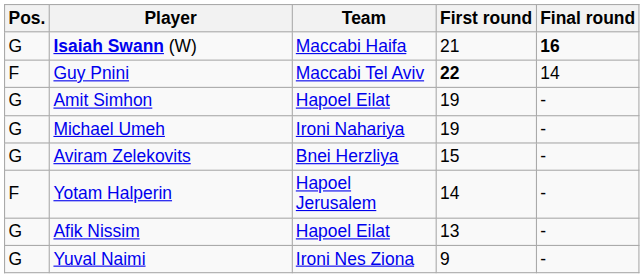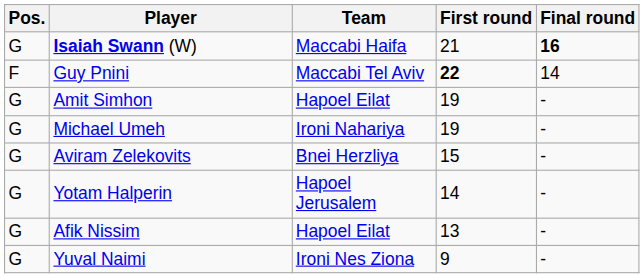(14, 194) F -> (15, 194) G
